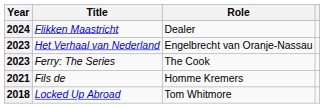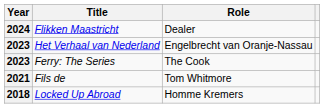(204, 78) Homme Kremers -> (198, 78) Tom Whitmore
(198, 95) Tom Whitmore -> (204, 95) Homme Kremers
